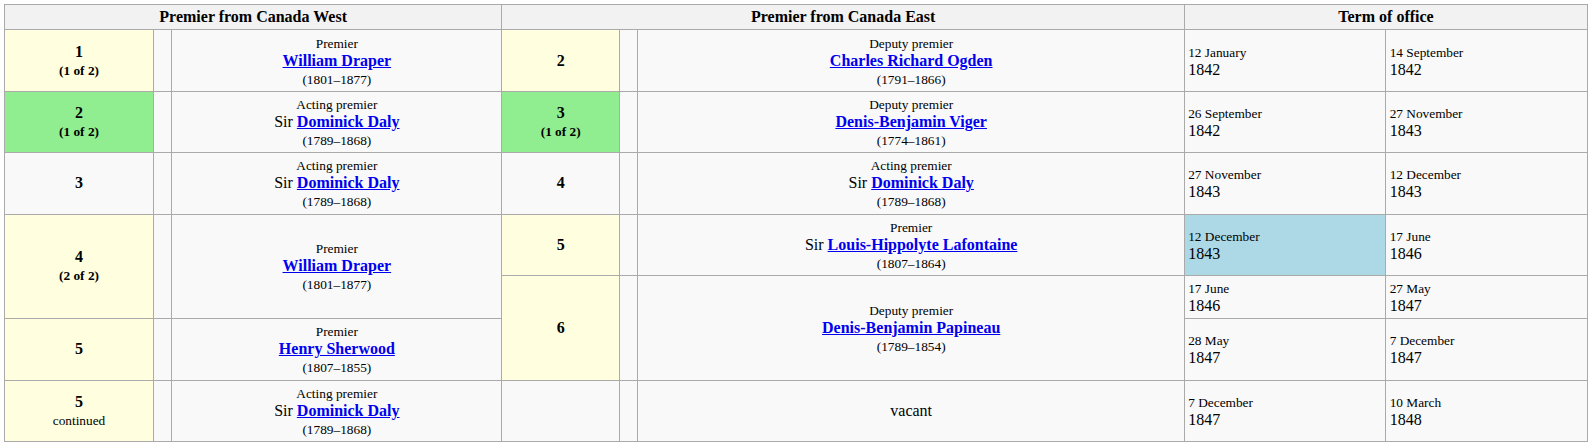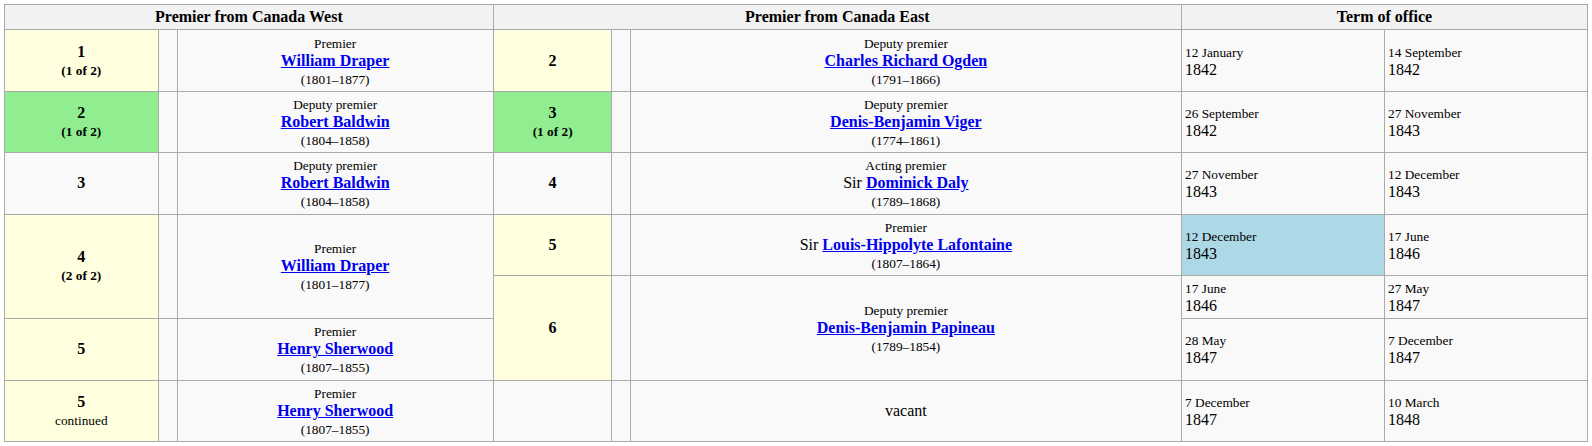(337, 122) Acting premier Sir Dominick Daly (1789–1868) -> (335, 122) Deputy premier Robert Baldwin (1804–1858)
(337, 184) Acting premier Sir Dominick Daly (1789–1868) -> (335, 184) Deputy premier Robert Baldwin (1804–1858)
(337, 411) Acting premier Sir Dominick Daly (1789–1868) -> (335, 411) Premier Henry Sherwood (1807–1855)
